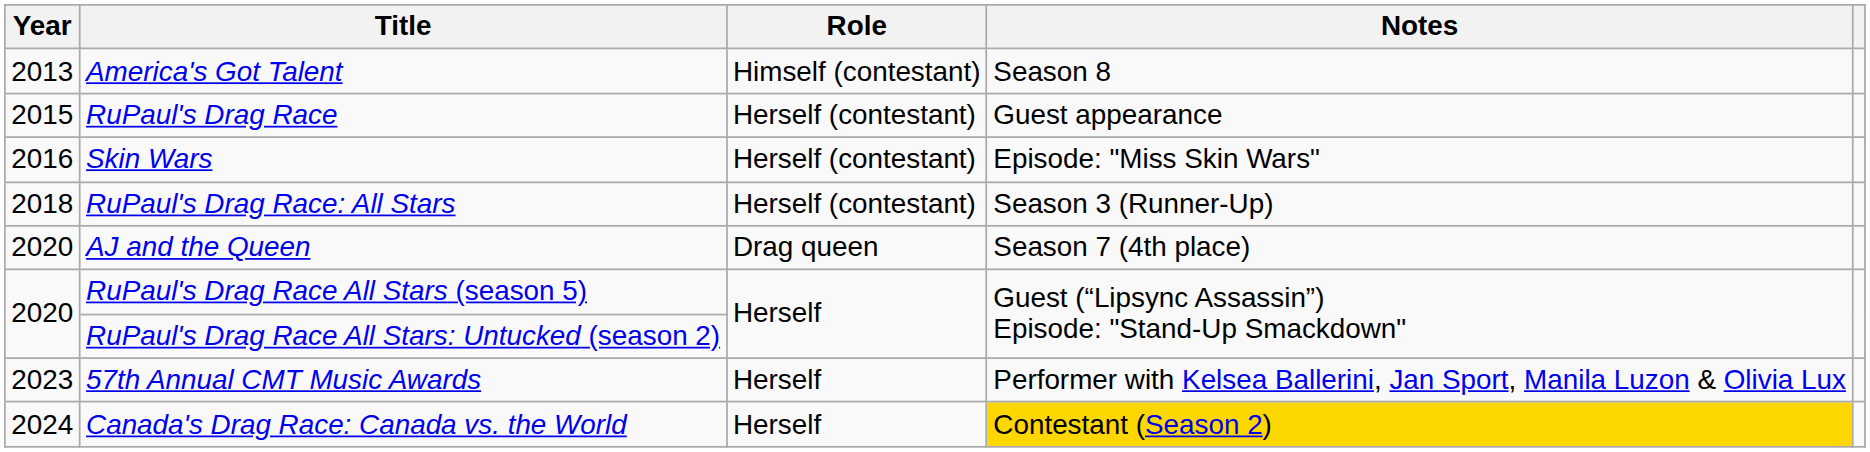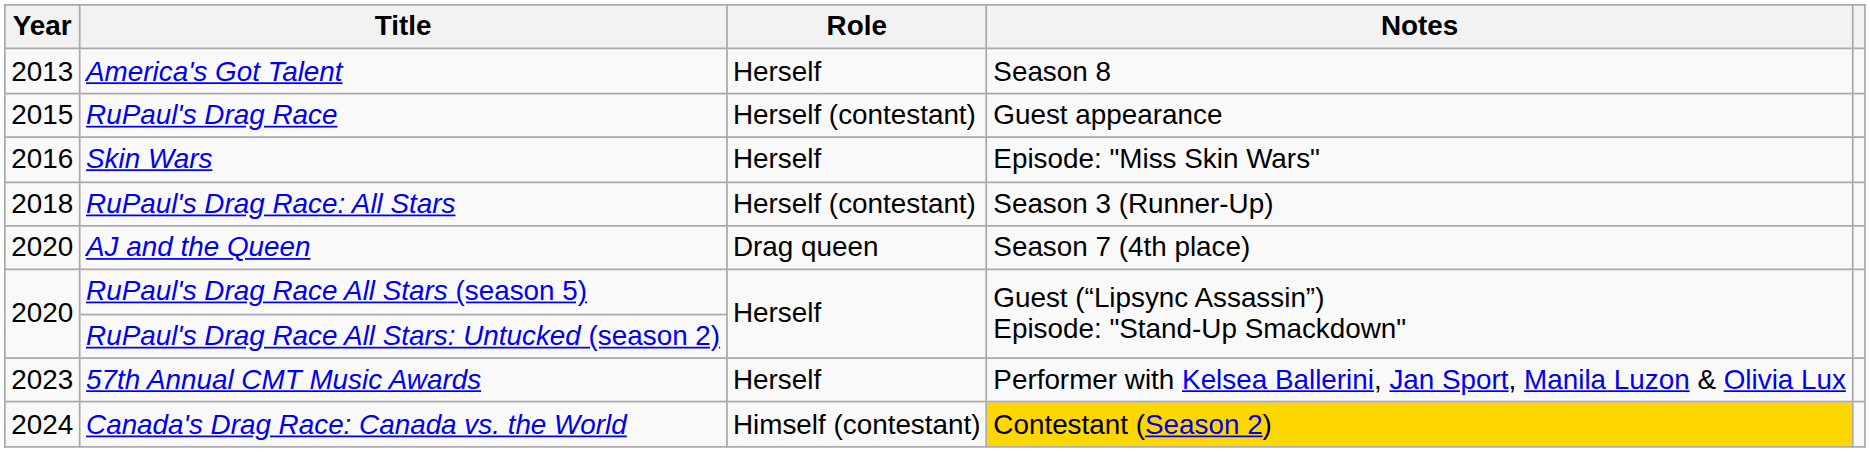(857, 70) Himself (contestant) -> (777, 70) Herself
(854, 159) Herself (contestant) -> (777, 159) Herself
(777, 423) Herself -> (857, 423) Himself (contestant)
